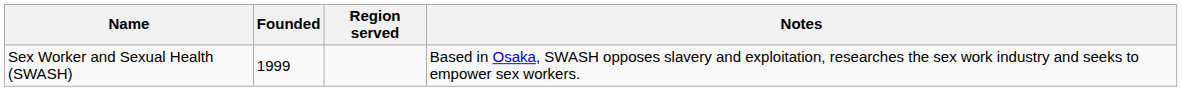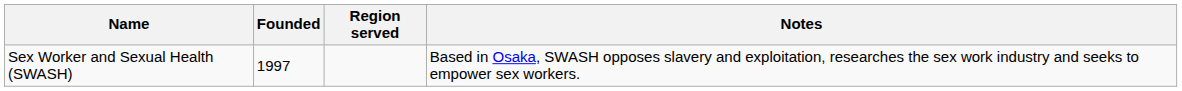(274, 65) 1999 -> (274, 65) 1997
